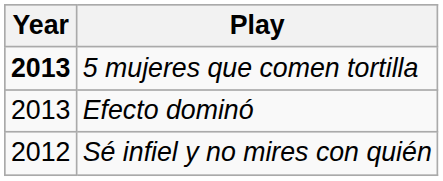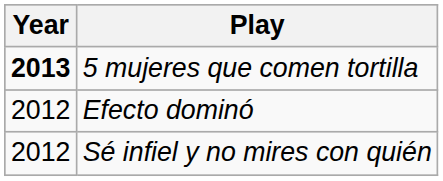(41, 110) 2013 -> (41, 110) 2012
